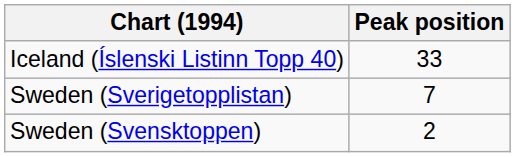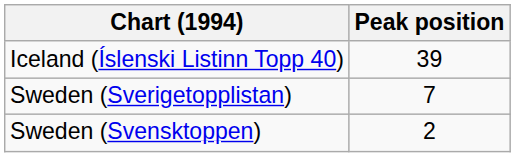(429, 59) 33 -> (429, 59) 39
